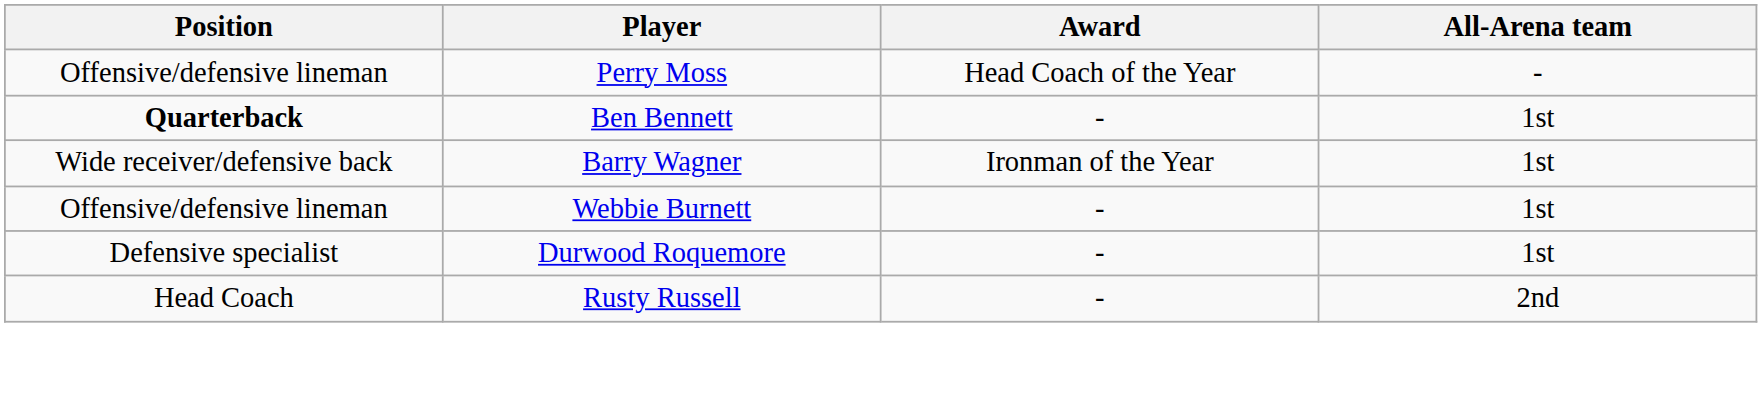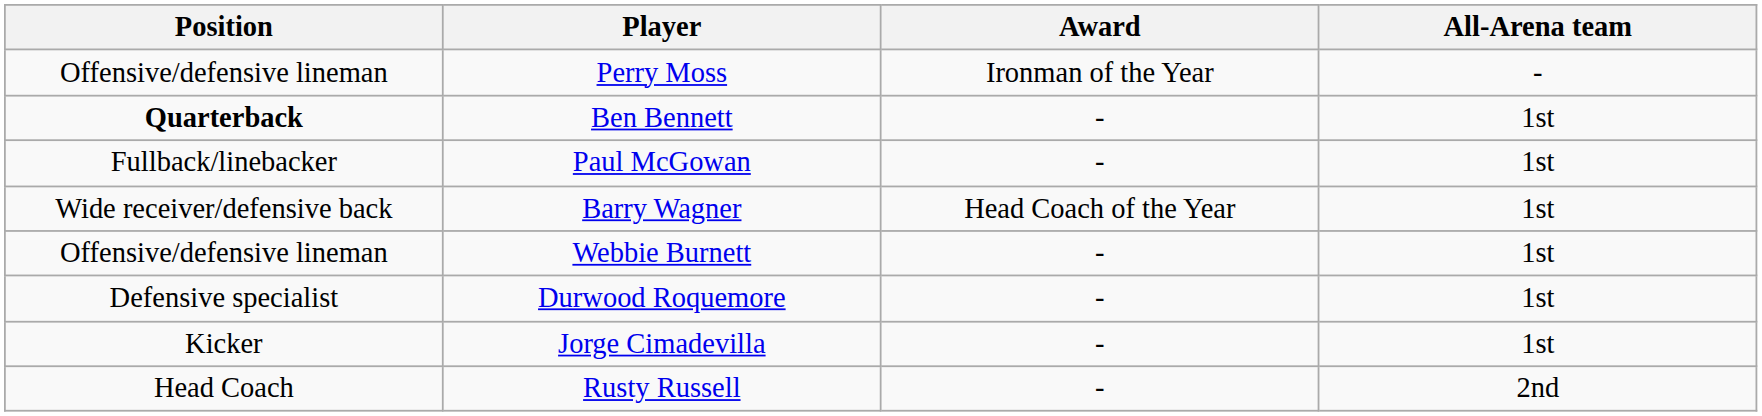(1100, 72) Head Coach of the Year -> (1100, 72) Ironman of the Year
+ row: (662, 162)
(1100, 162) Ironman of the Year -> (1100, 207) Head Coach of the Year
+ row: (662, 343)
